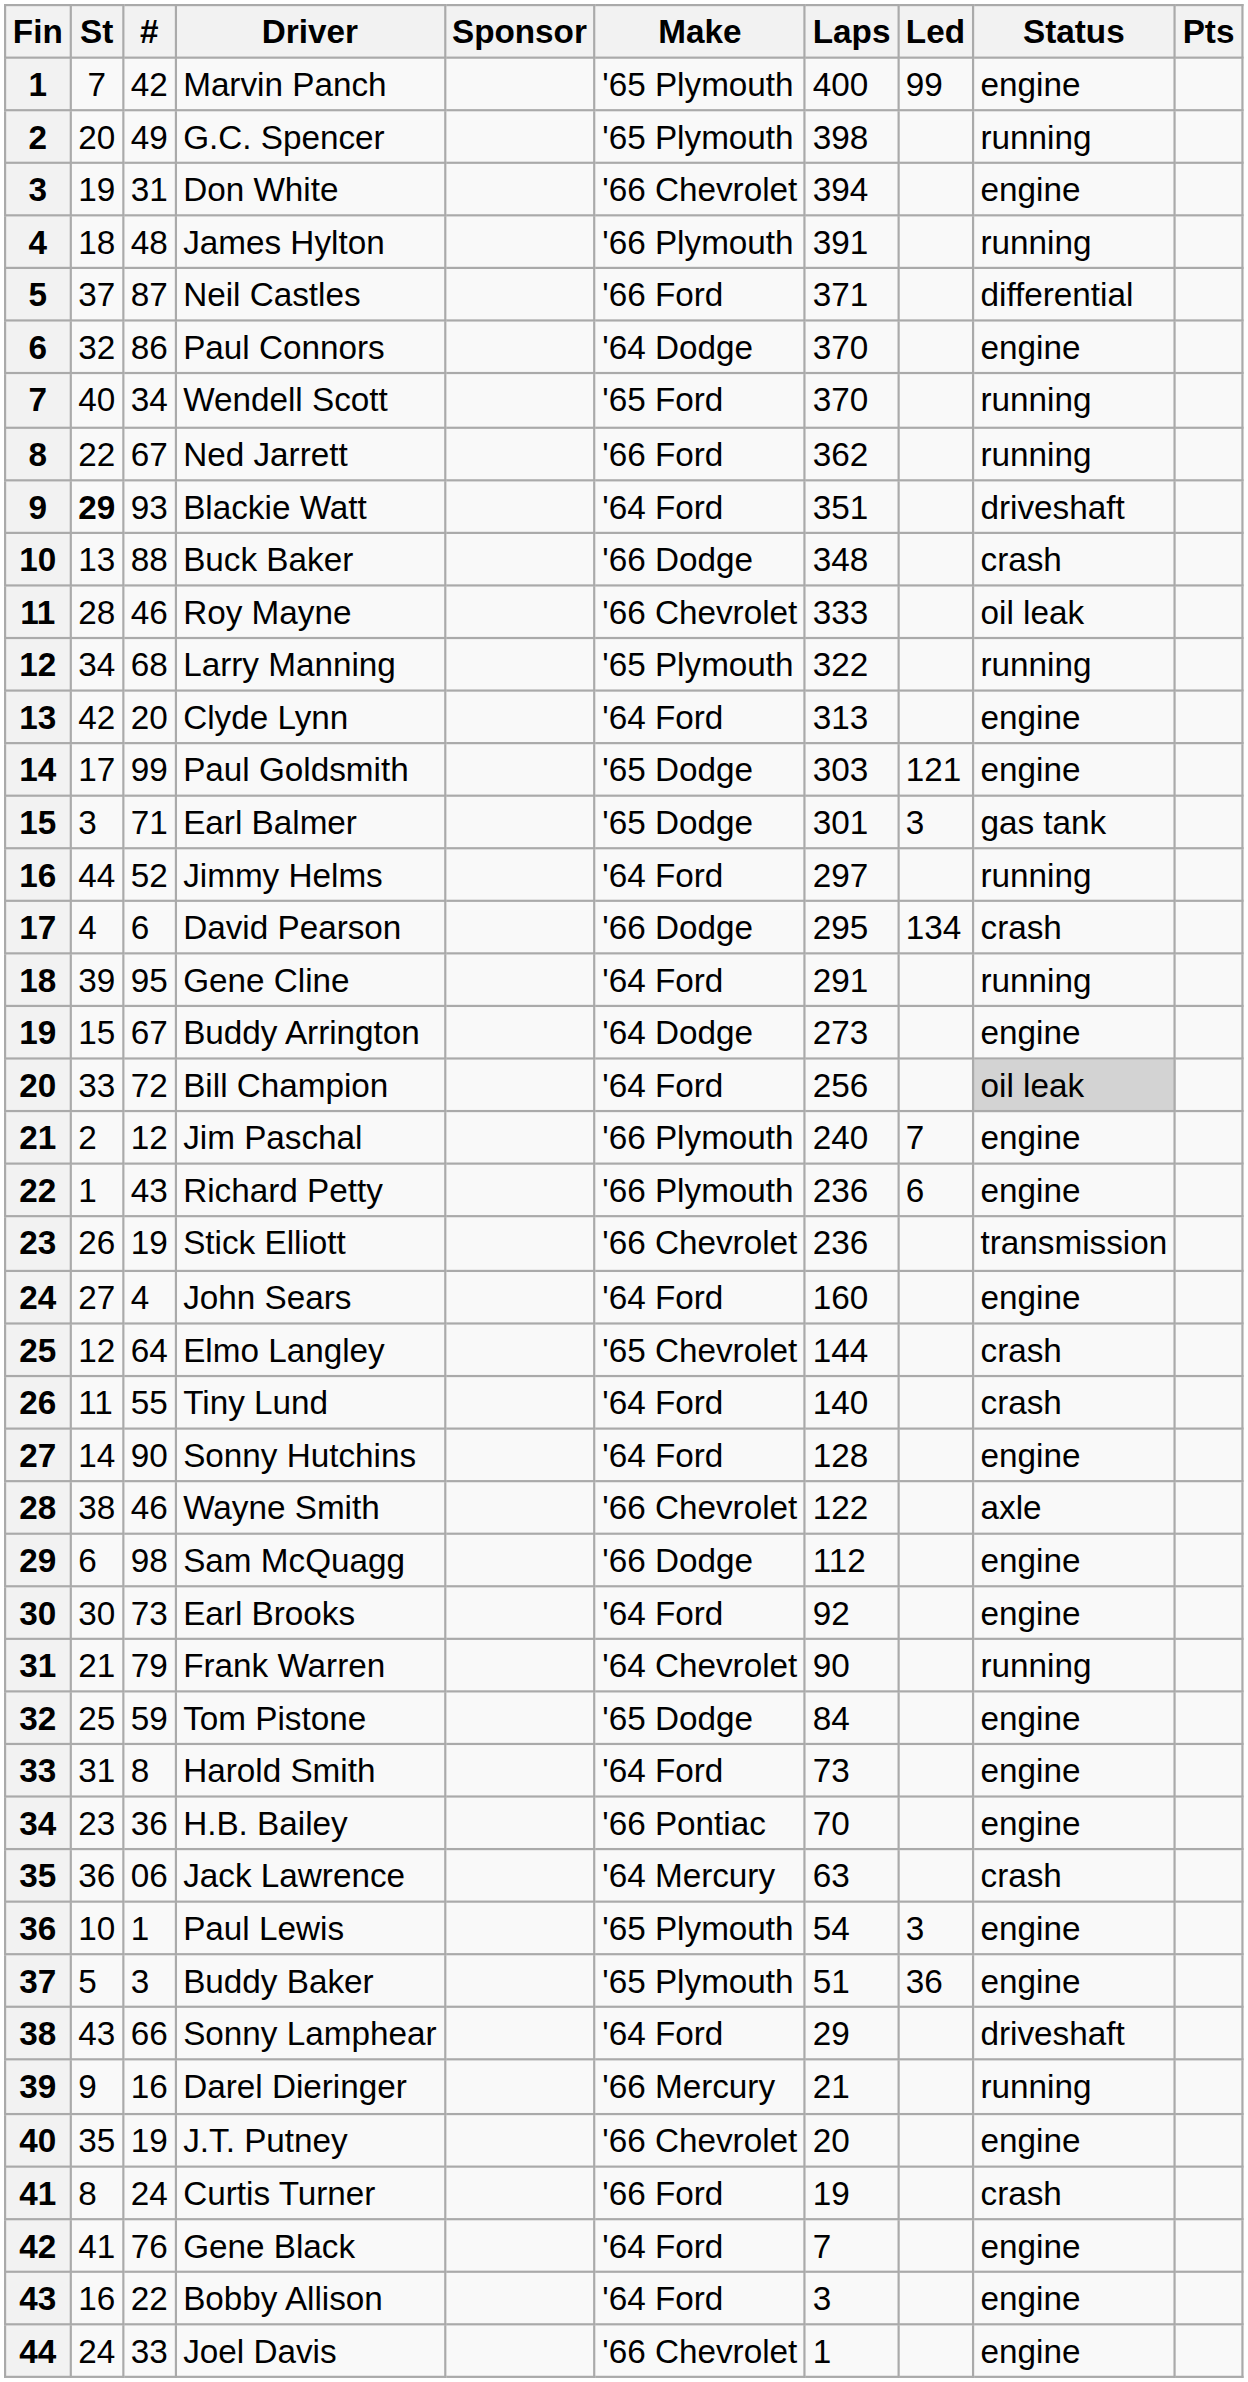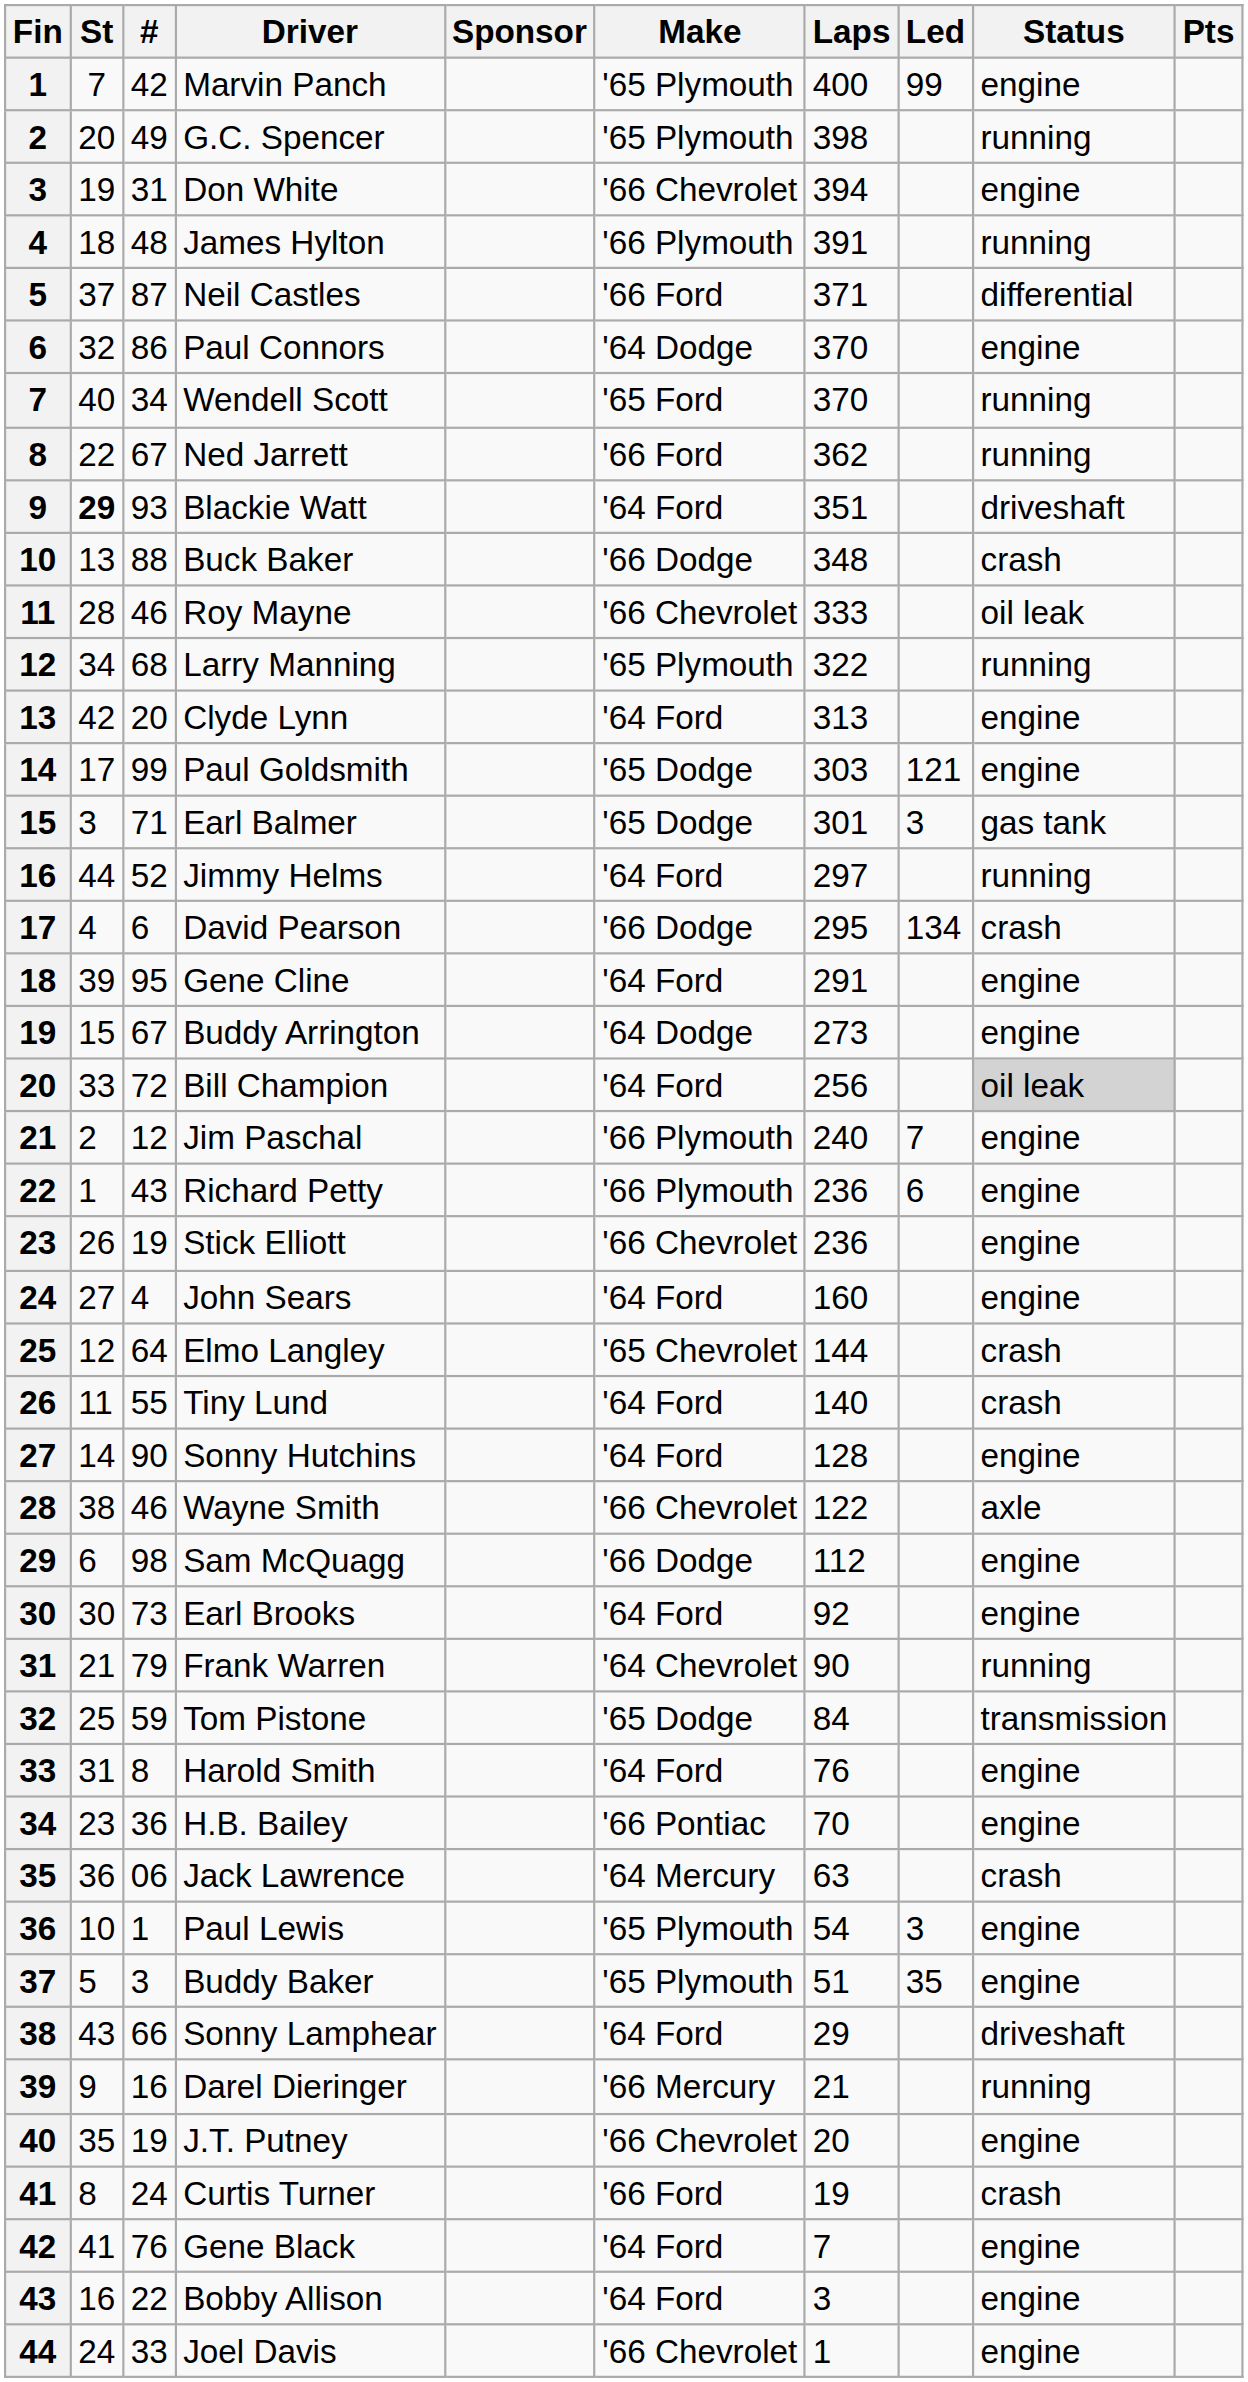(1036, 980) running -> (1030, 980) engine
(1074, 1244) transmission -> (1030, 1244) engine
(1030, 1718) engine -> (1074, 1718) transmission
(831, 1771) 73 -> (831, 1771) 76
(924, 1981) 36 -> (924, 1981) 35
